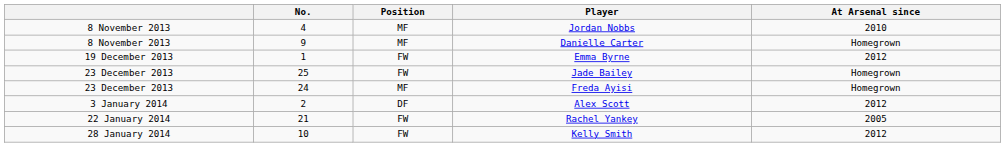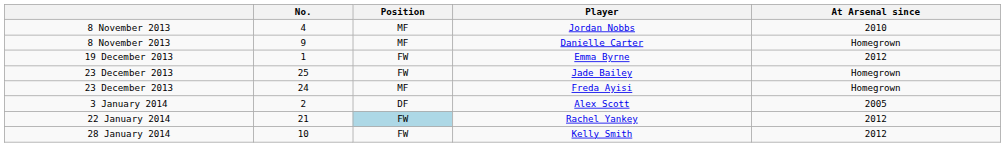(876, 104) 2012 -> (876, 104) 2005
(403, 119) no background -> (403, 119) lightblue background
(876, 119) 2005 -> (876, 119) 2012
